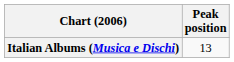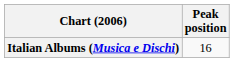(206, 47) 13 -> (206, 47) 16
